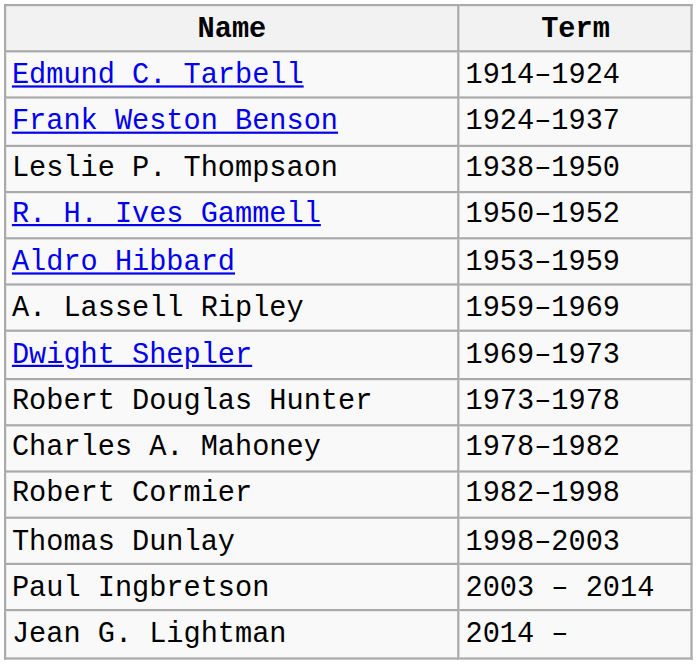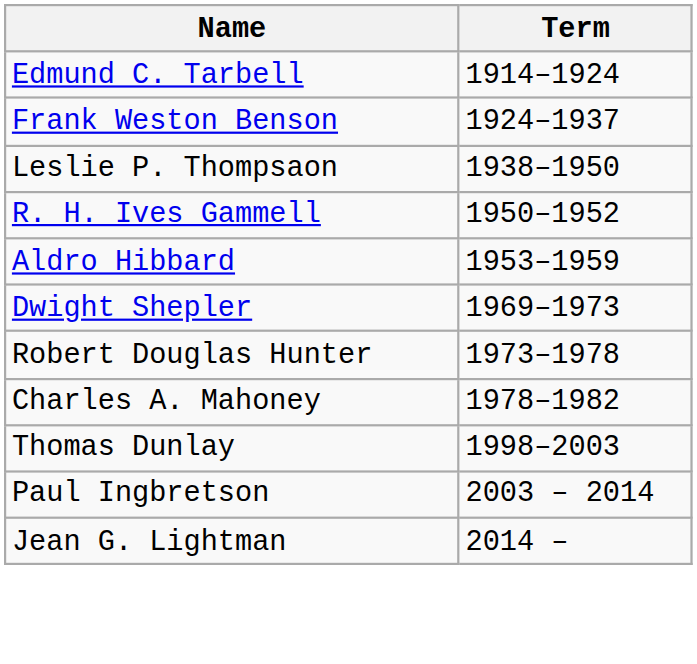- row: (158, 308)
- row: (132, 495)
